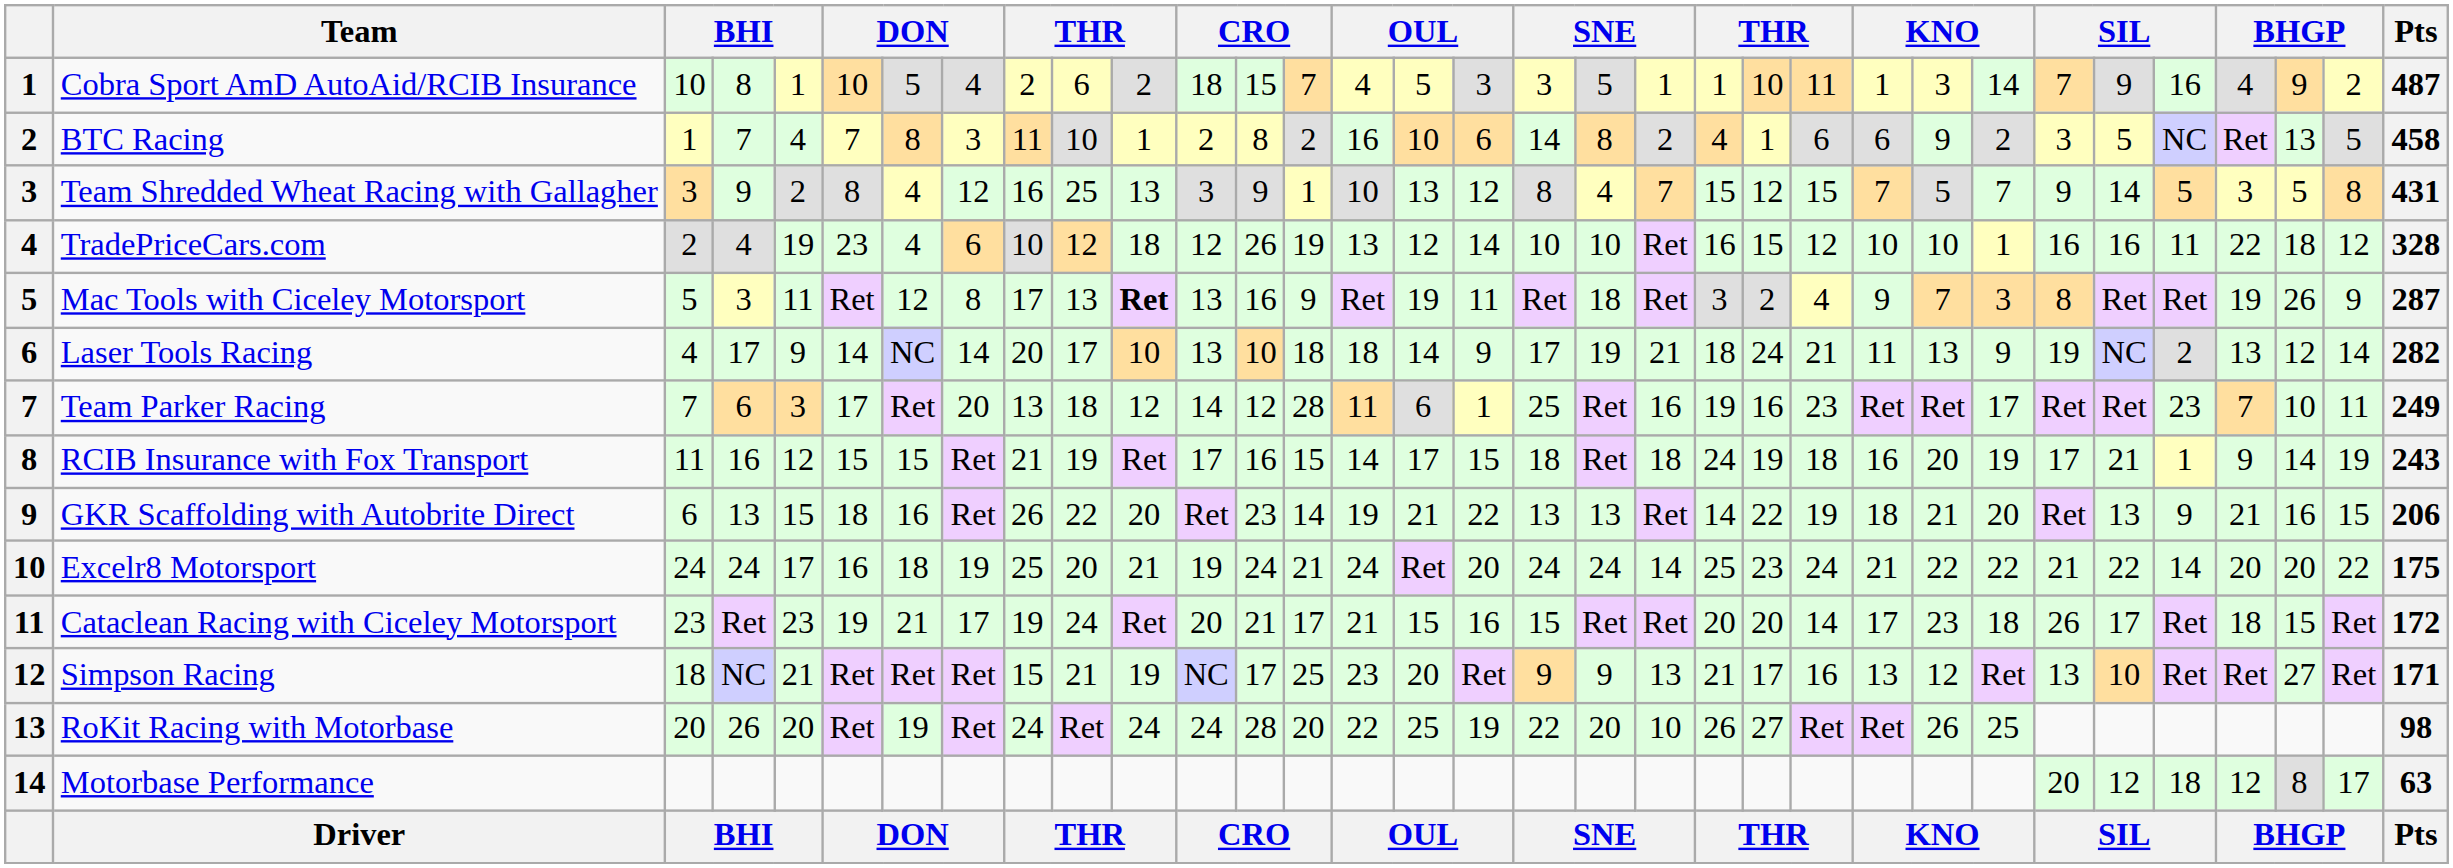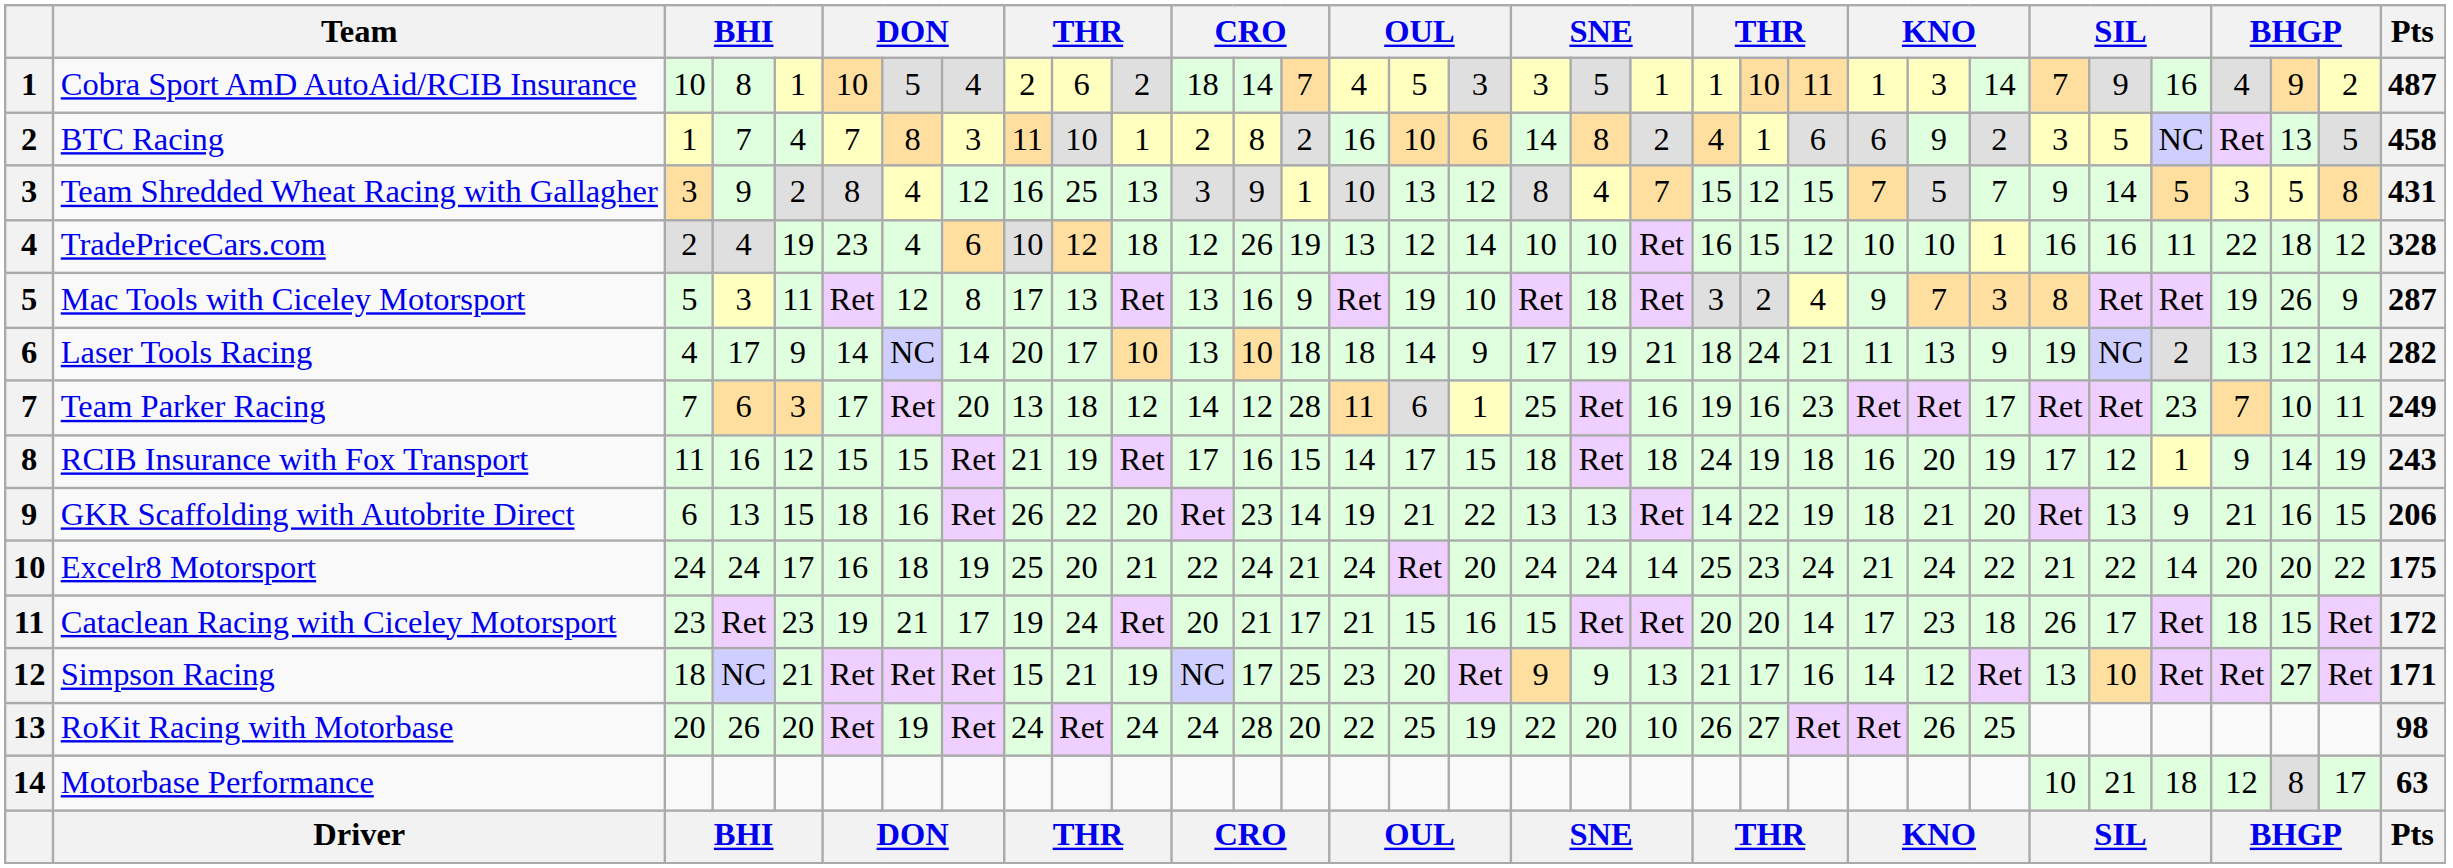(1260, 84) 15 -> (1257, 84) 14
(1144, 299) bold -> (1142, 299) normal
(1484, 299) 11 -> (1480, 299) 10
(2124, 459) 21 -> (2121, 459) 12
(1206, 567) 19 -> (1203, 567) 22
(1943, 567) 22 -> (1939, 567) 24
(1882, 674) 13 -> (1878, 674) 14
(2064, 781) 20 -> (2060, 781) 10
(2124, 781) 12 -> (2121, 781) 21
